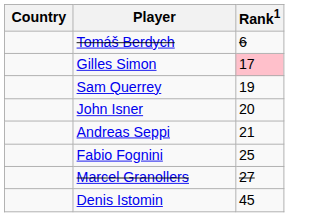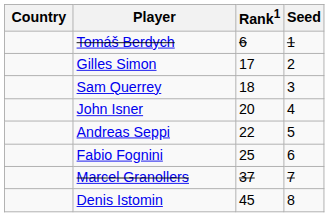+ column: (304, 17)
(247, 64) pink background -> (247, 64) no background
(247, 87) 19 -> (247, 87) 18
(247, 132) 21 -> (247, 132) 22
(247, 177) 27 -> (247, 177) 37
